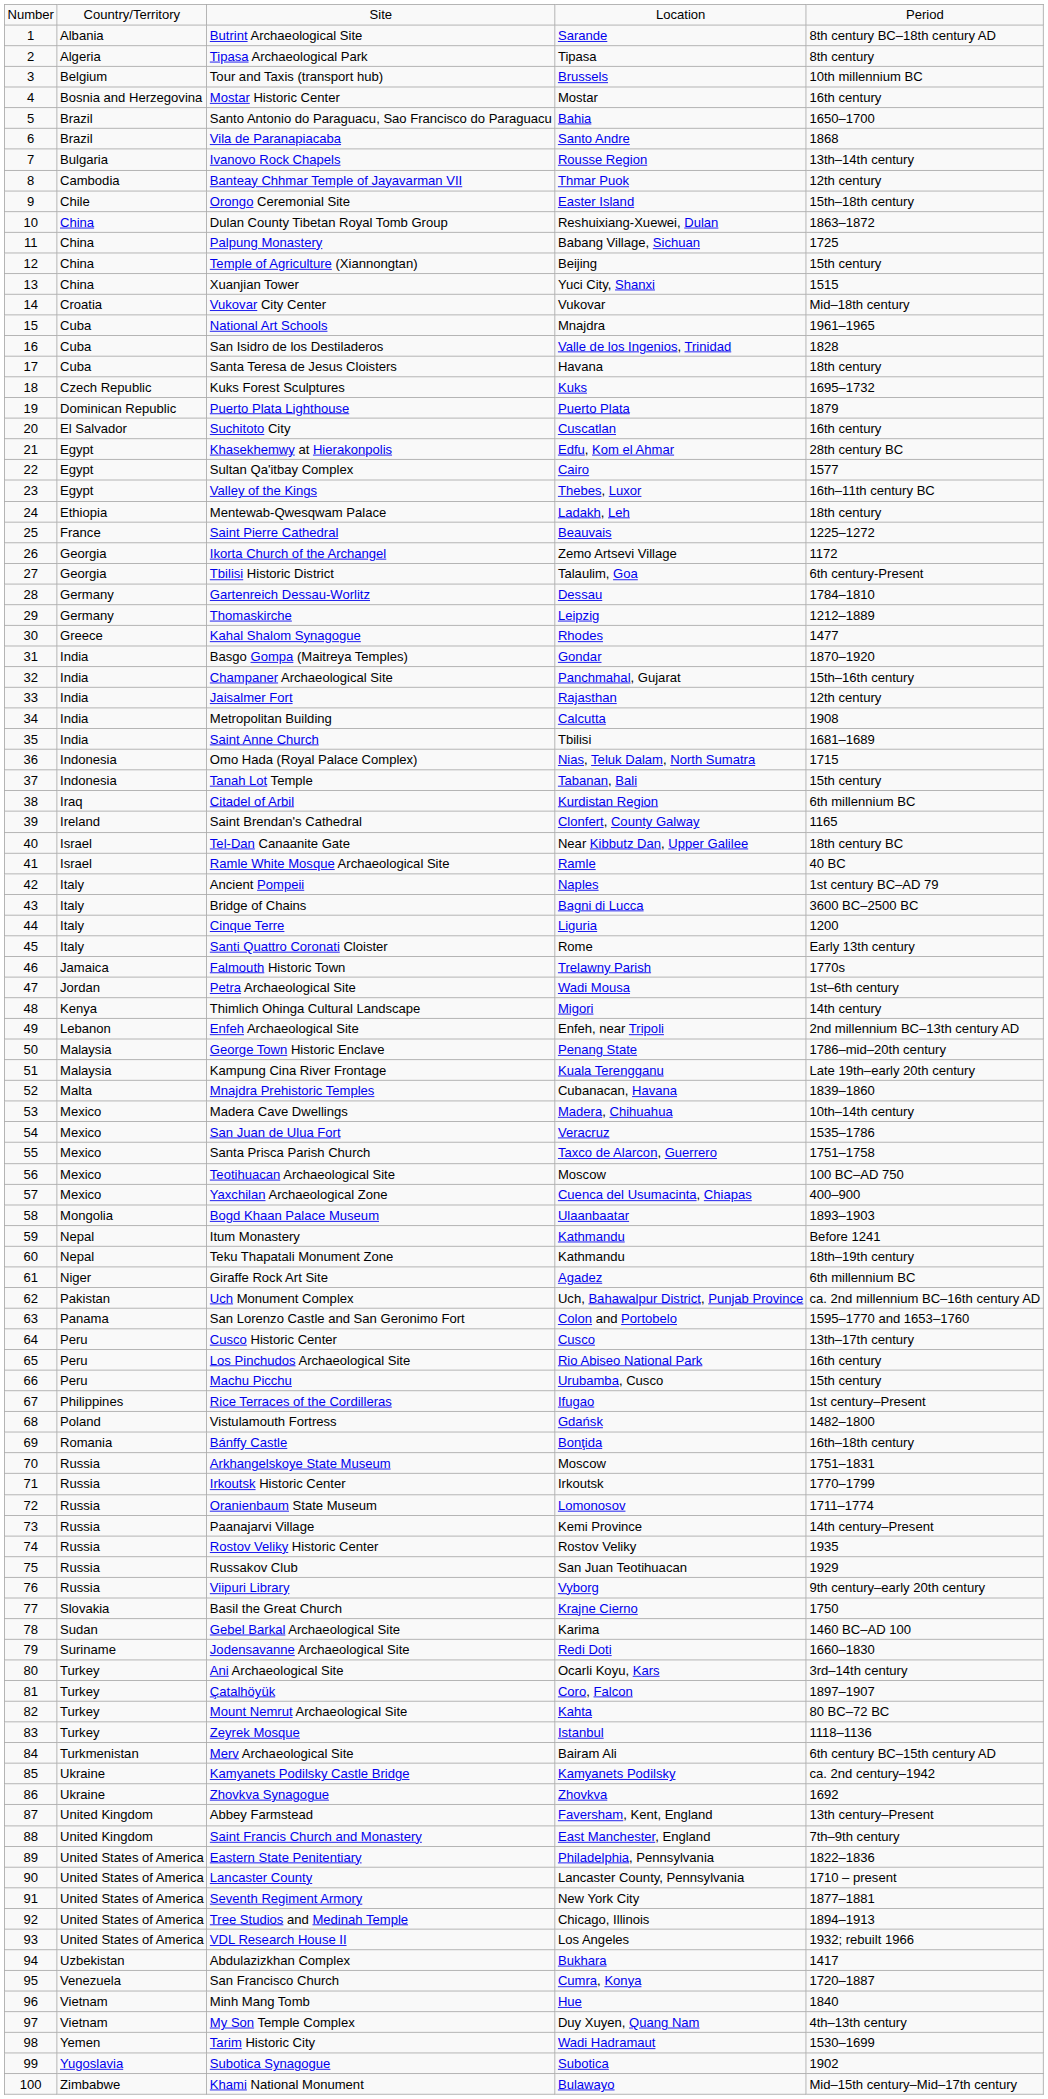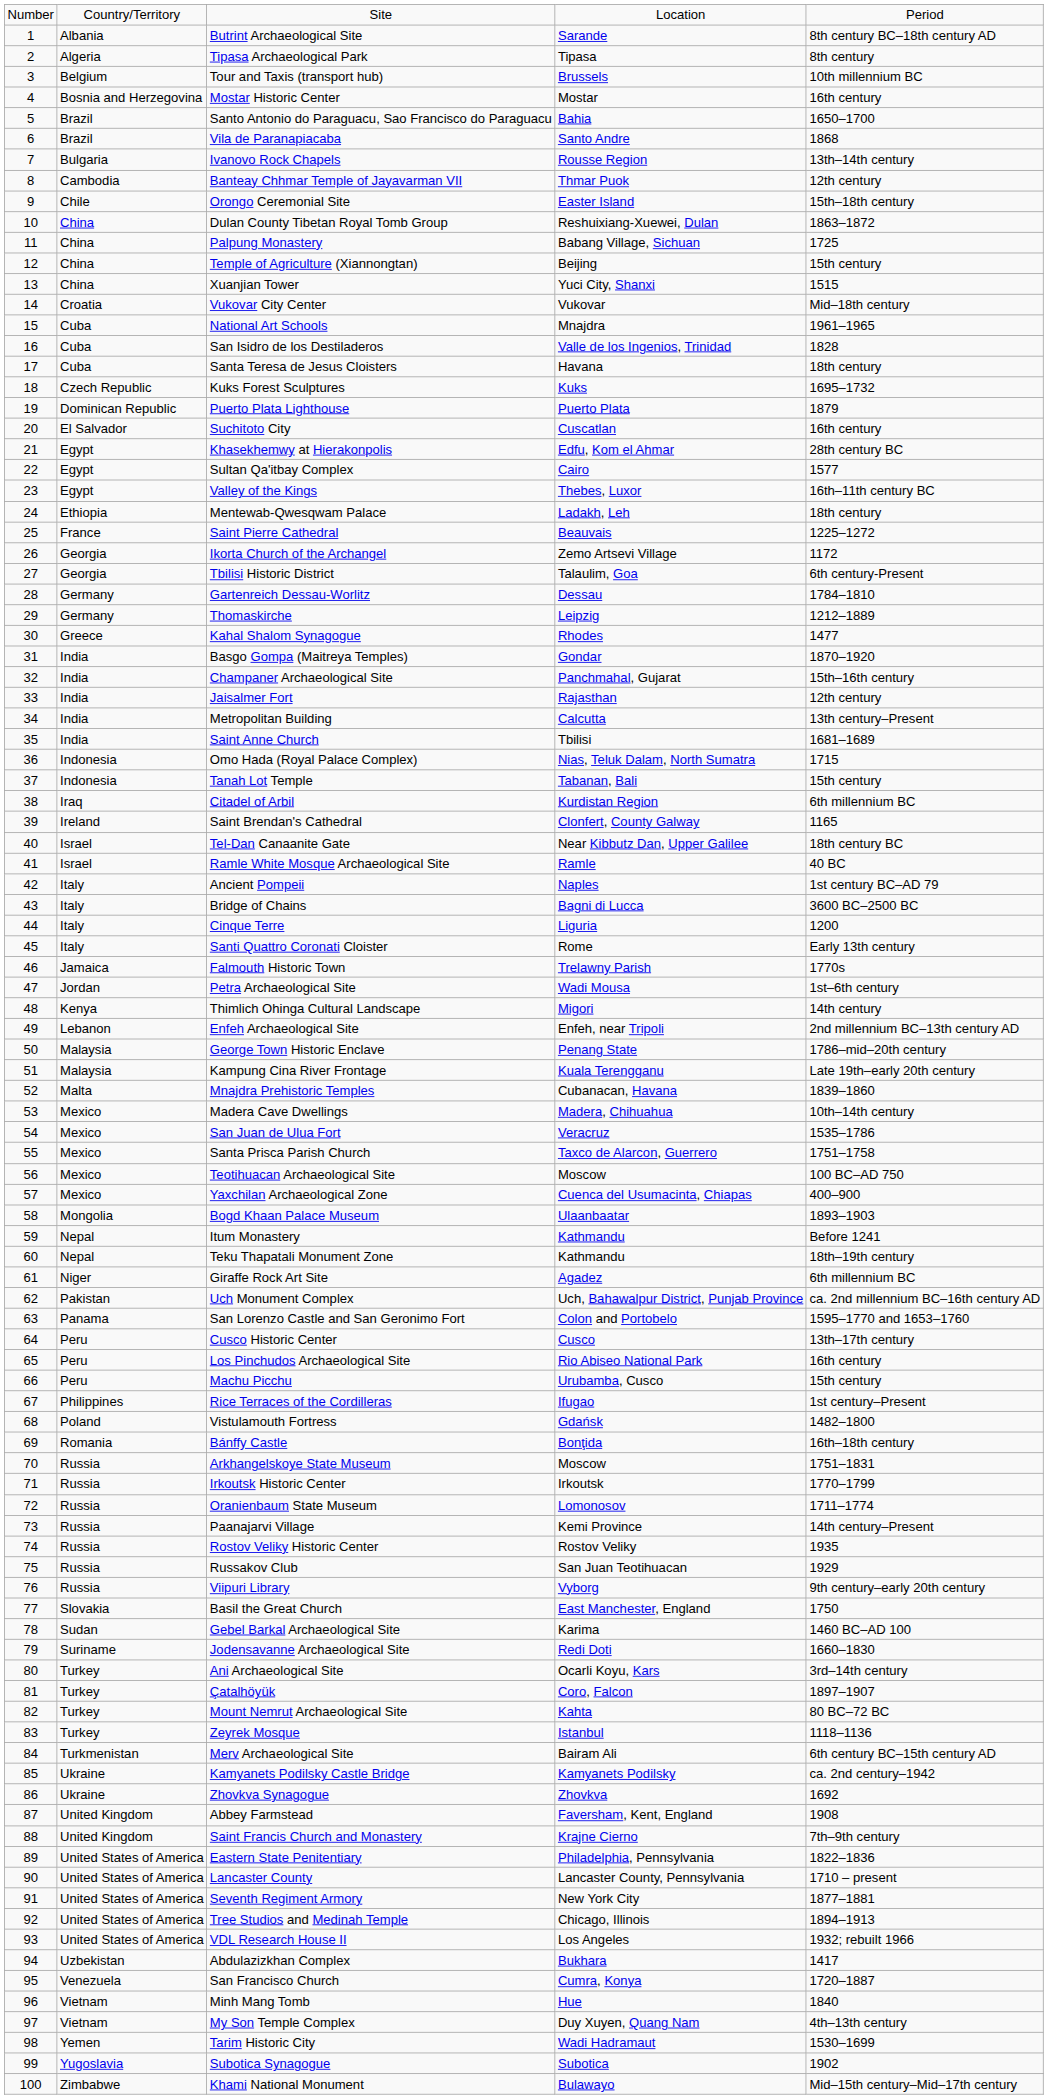(824, 718) 1908 -> (871, 718) 13th century–Present
(598, 1608) Krajne Cierno -> (634, 1608) East Manchester, England
(871, 1815) 13th century–Present -> (824, 1815) 1908
(634, 1836) East Manchester, England -> (598, 1836) Krajne Cierno
